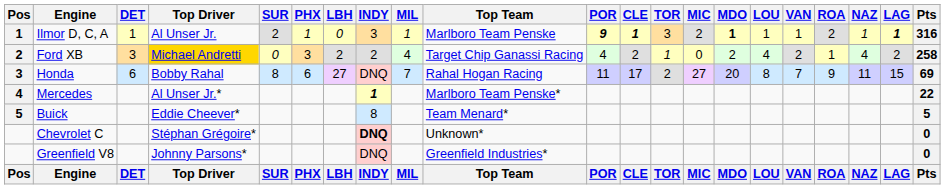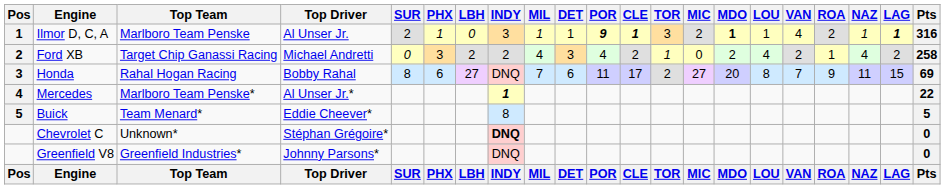columns swapped: (505, 14) <-> (133, 14)
(799, 34) 1 -> (799, 34) 4
(196, 54) gold background -> (328, 54) no background
